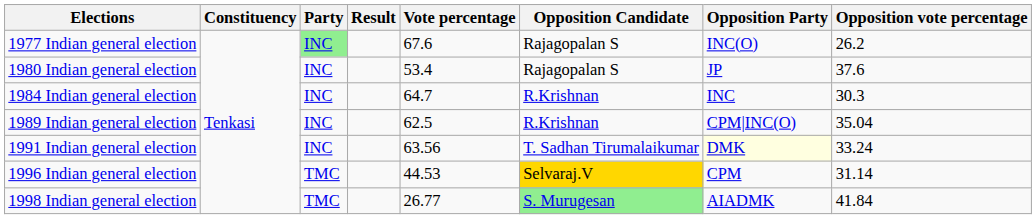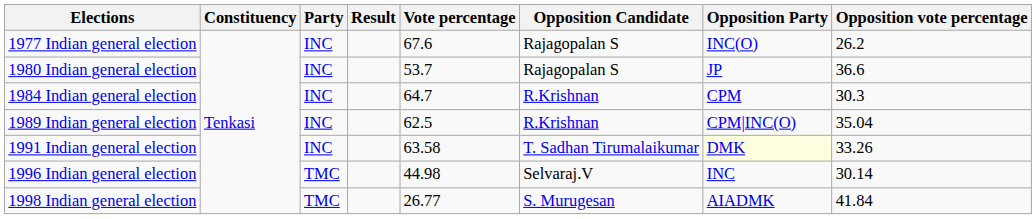(318, 43) lightgreen background -> (318, 43) no background
(418, 69) 53.4 -> (418, 69) 53.7
(850, 69) 37.6 -> (850, 69) 36.6
(721, 95) INC -> (724, 95) CPM
(422, 148) 63.56 -> (422, 148) 63.58
(854, 148) 33.24 -> (854, 148) 33.26
(422, 174) 44.53 -> (422, 174) 44.98
(558, 174) gold background -> (558, 174) no background
(724, 174) CPM -> (721, 174) INC
(854, 174) 31.14 -> (854, 174) 30.14
(569, 200) lightgreen background -> (569, 200) no background
